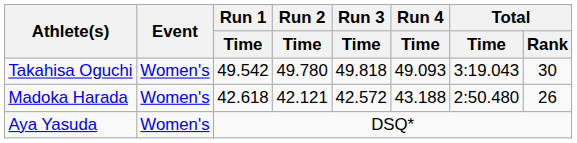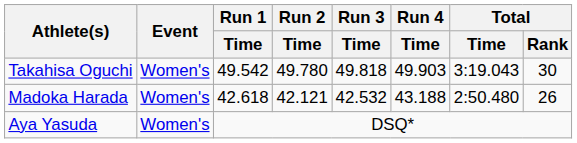(420, 71) 49.093 -> (420, 71) 49.903
(361, 97) 42.572 -> (361, 97) 42.532
